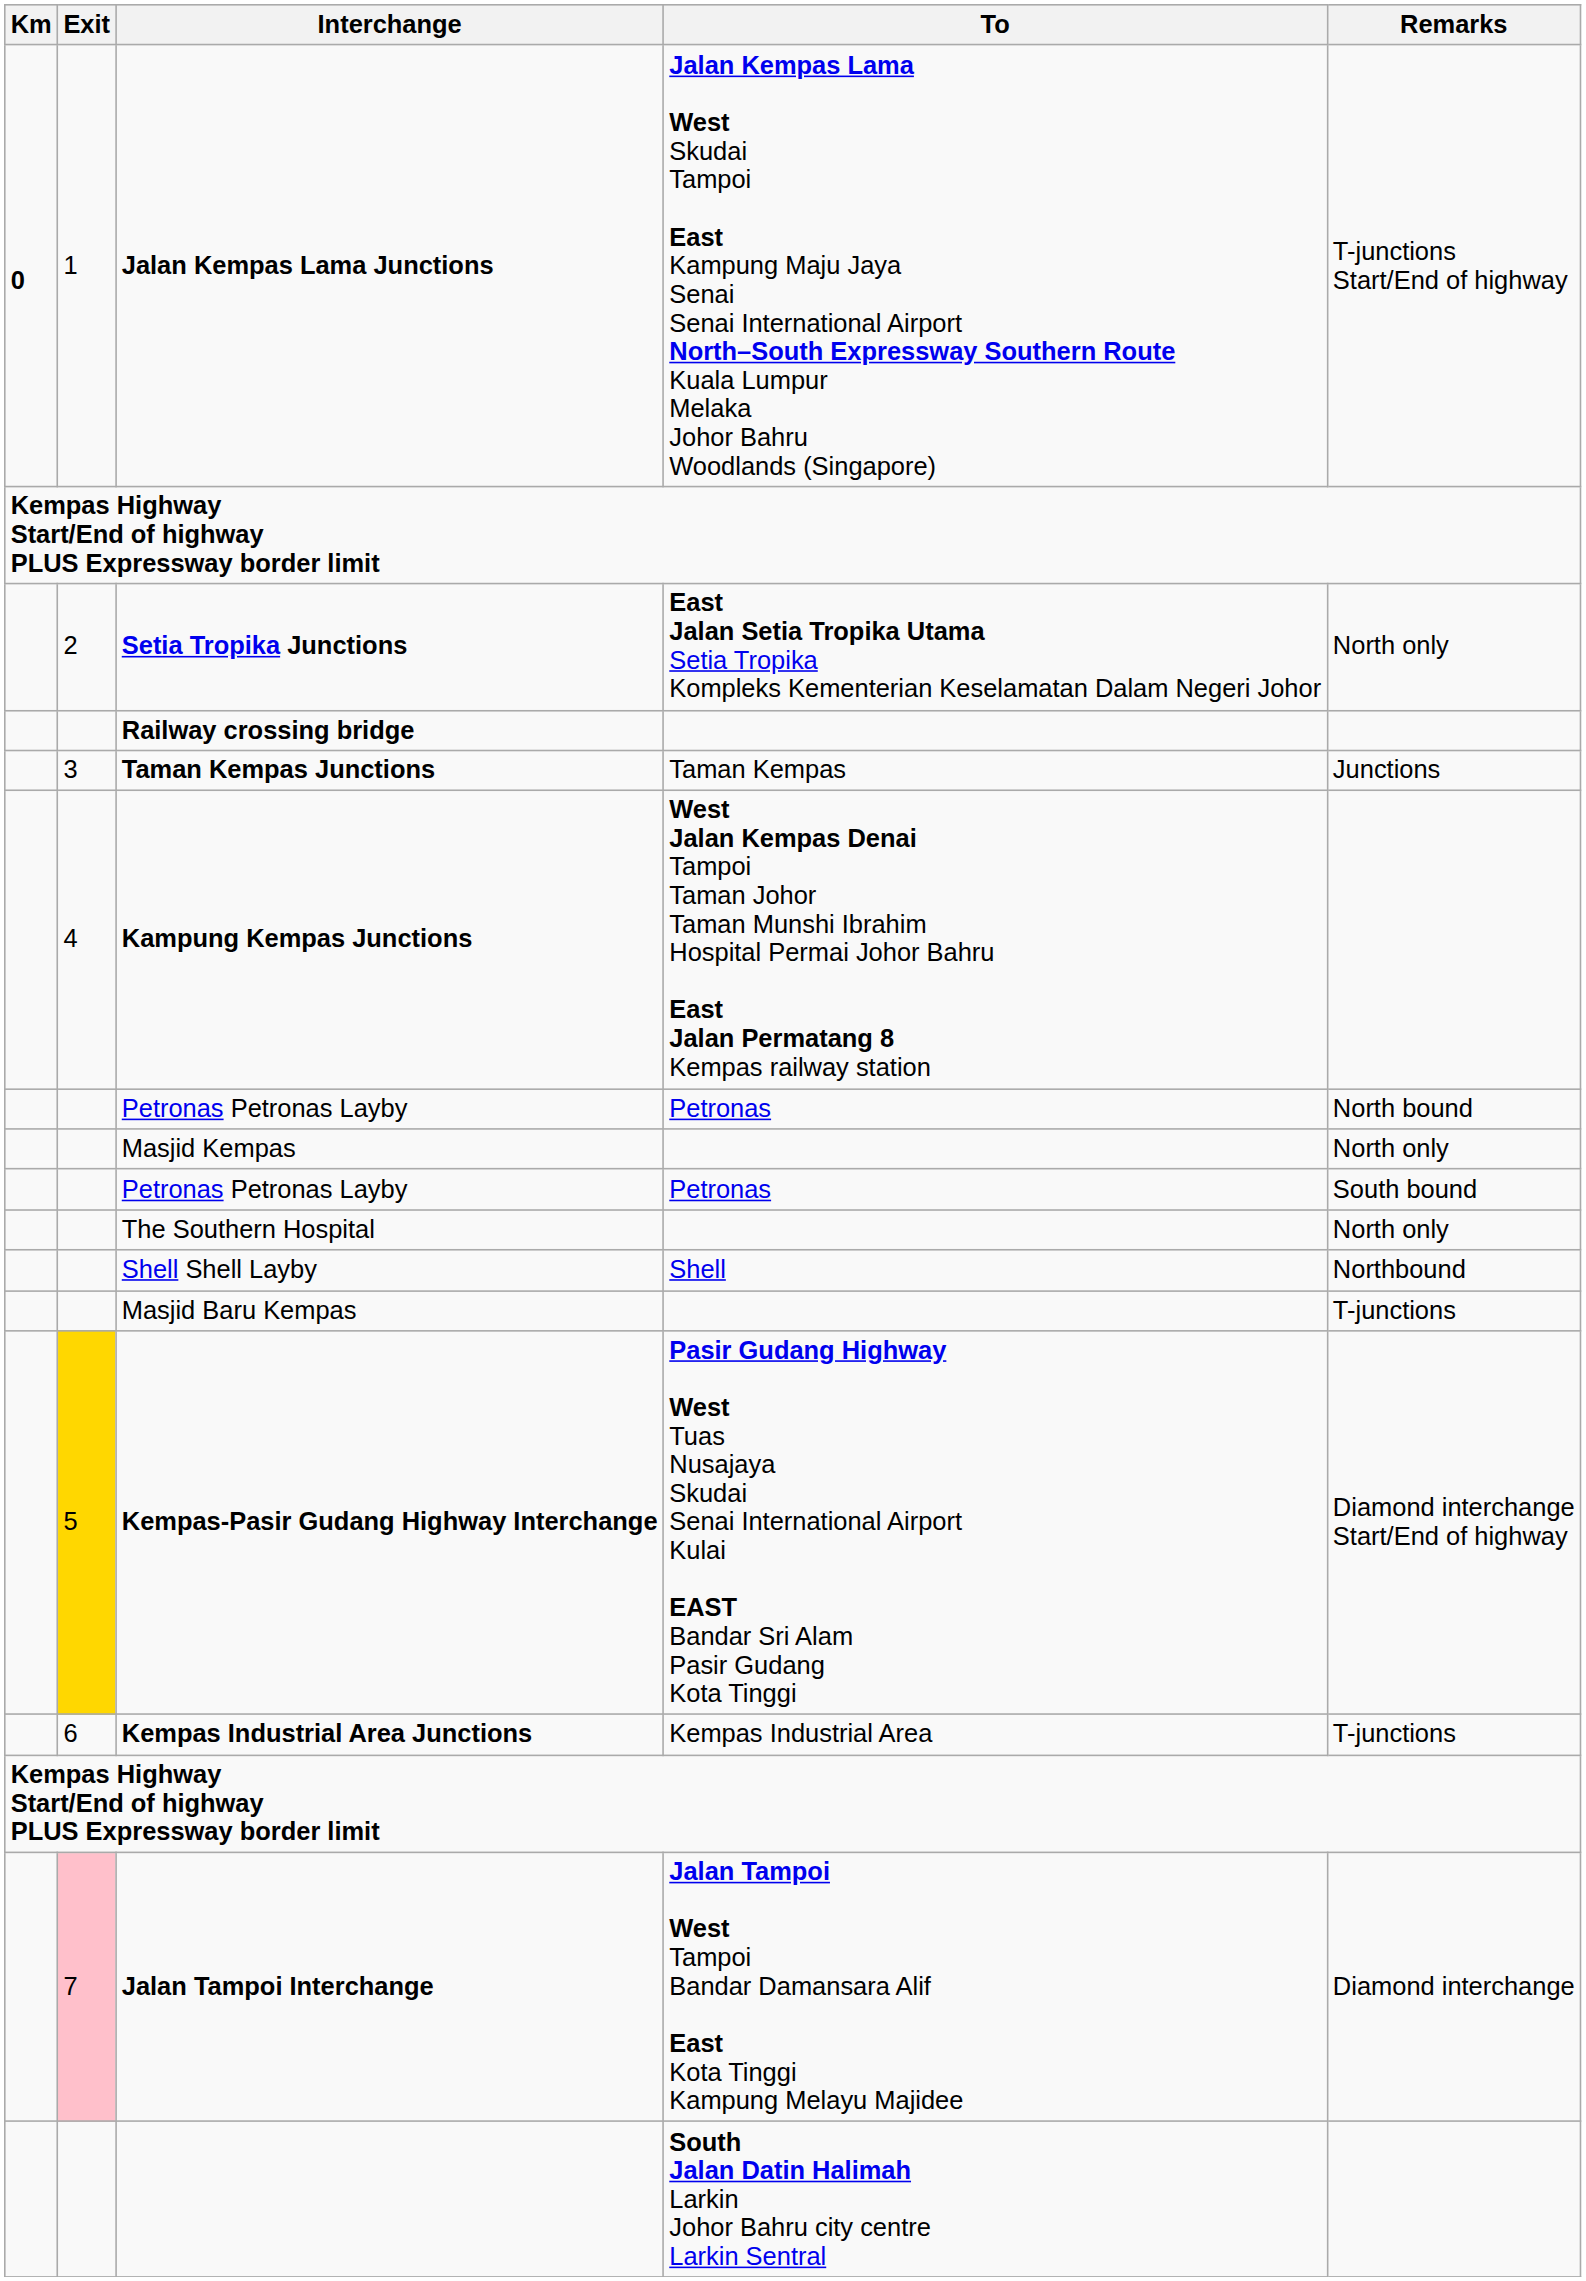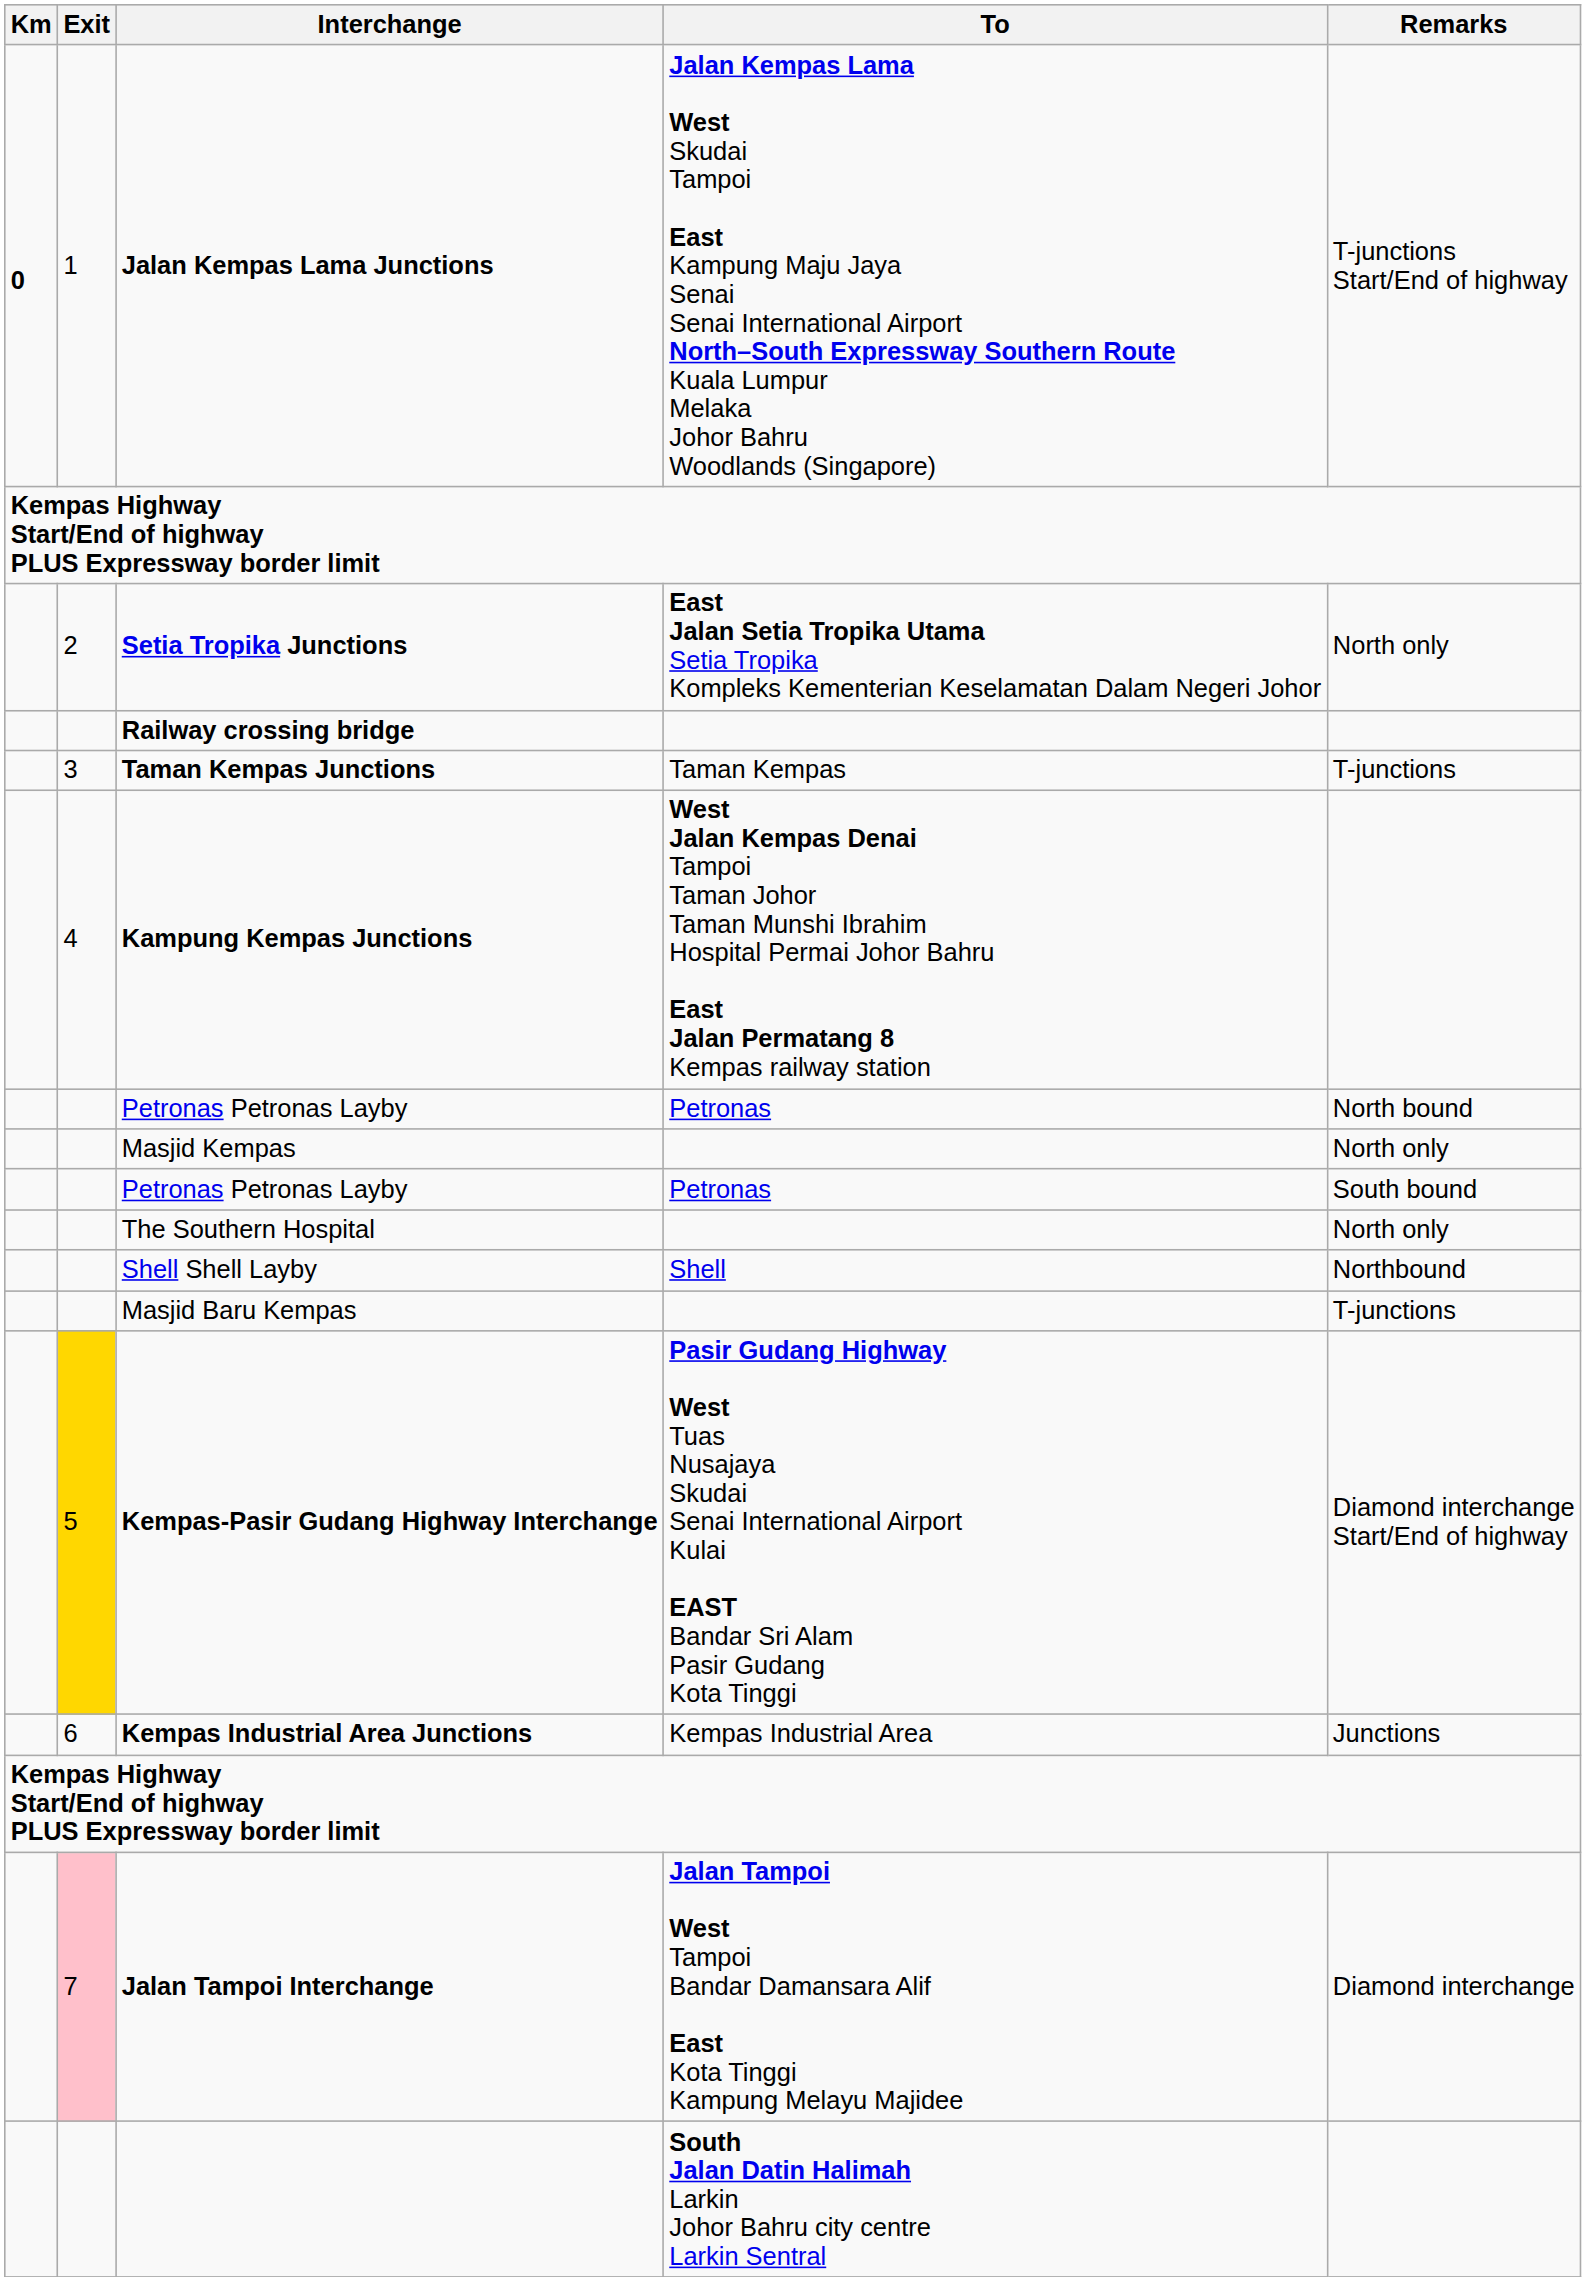(1387, 770) Junctions -> (1394, 770) T-junctions
(1394, 1734) T-junctions -> (1387, 1734) Junctions
